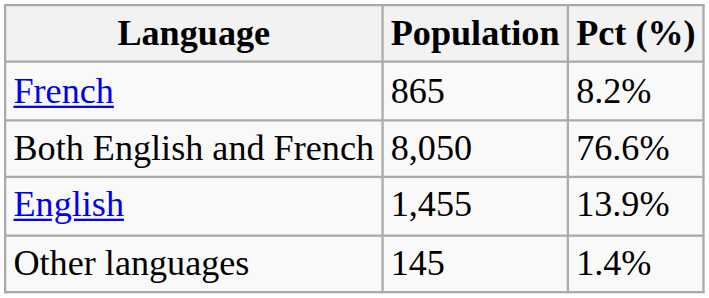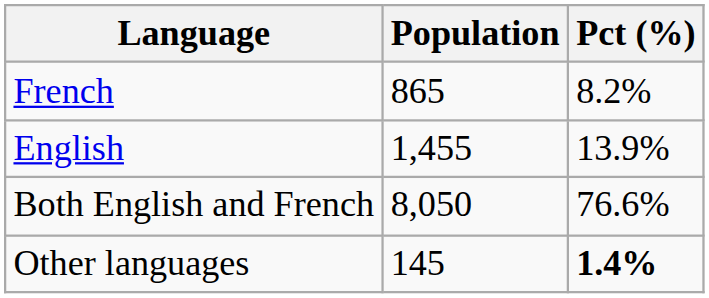rows swapped: (69, 205) <-> (194, 147)
(614, 262) normal -> (617, 262) bold
